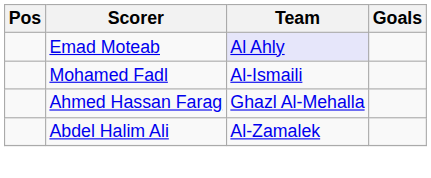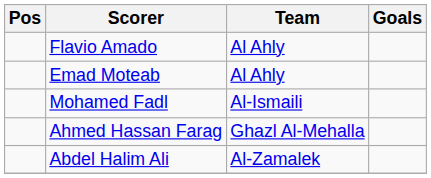+ row: (103, 46)
(258, 46) lavender background -> (258, 74) no background
